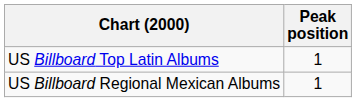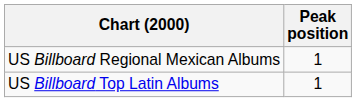rows swapped: (113, 59) <-> (144, 84)
